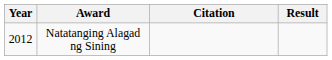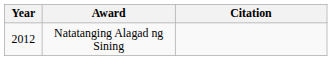- column: (303, 13)
